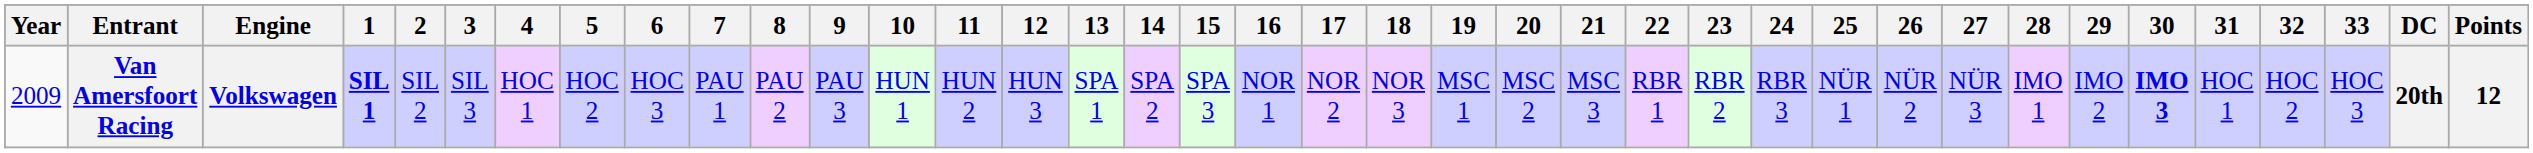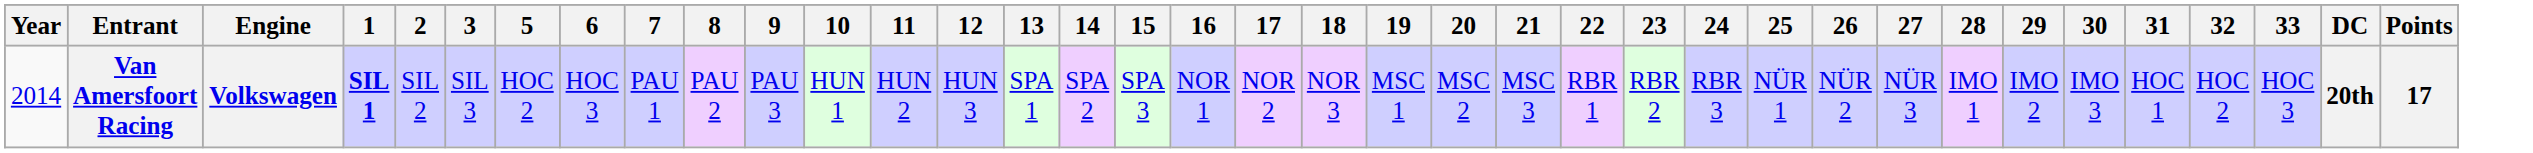- column: (527, 24)
(36, 95) 2009 -> (36, 95) 2014
(2162, 95) bold -> (2095, 95) normal
(2488, 95) 12 -> (2419, 95) 17
